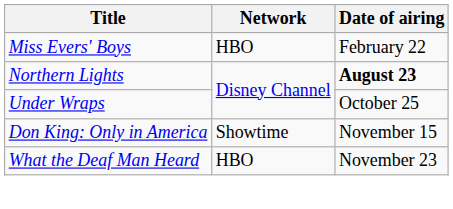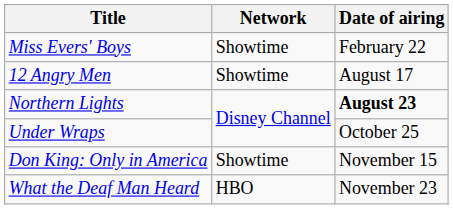(235, 47) HBO -> (252, 47) Showtime
+ row: (60, 75)
